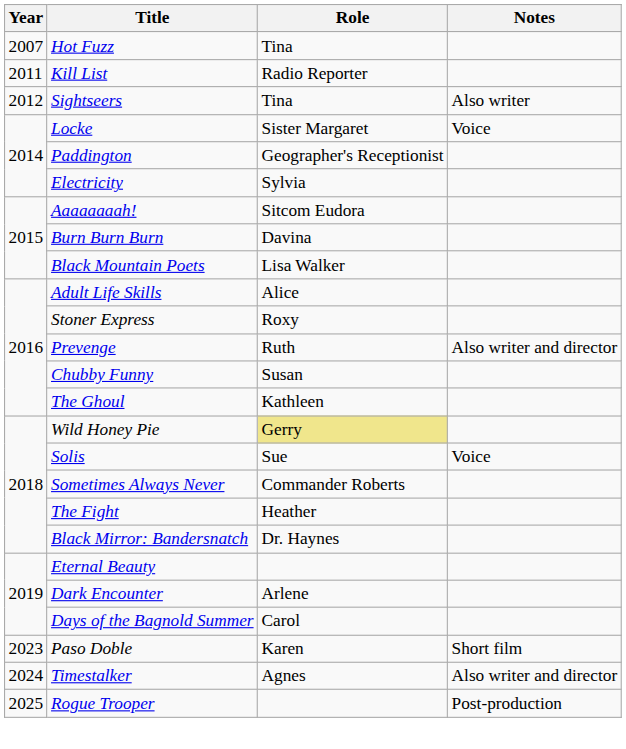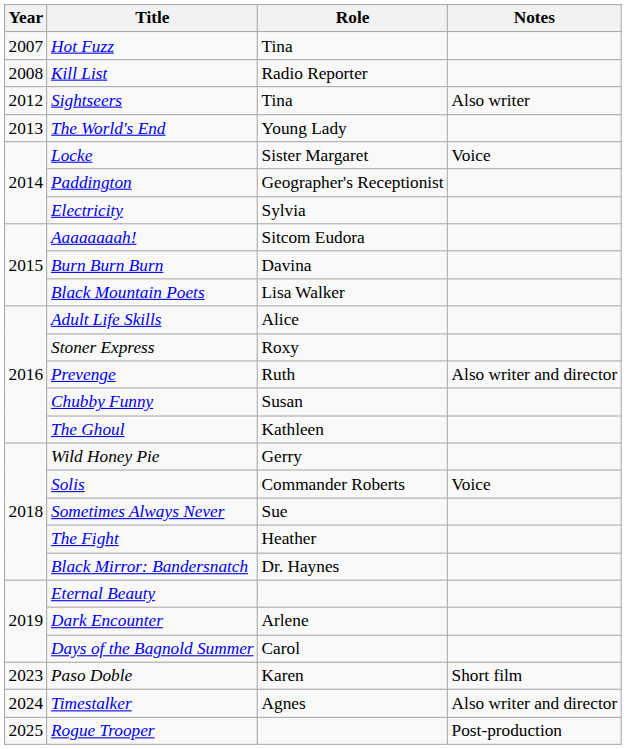(25, 73) 2011 -> (26, 73) 2008
+ row: (108, 127)
(282, 429) khaki background -> (282, 456) no background
(275, 456) Sue -> (333, 484) Commander Roberts
(333, 484) Commander Roberts -> (275, 511) Sue
